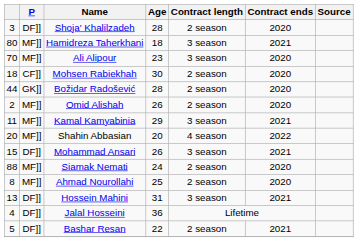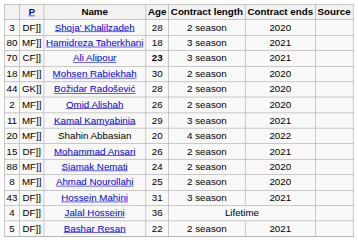(32, 58) MF]] -> (32, 58) CF]]
(157, 58) normal -> (157, 58) bold
(280, 58) 2020 -> (280, 58) 2021
(32, 74) CF]] -> (32, 74) MF]]
(207, 151) 3 season -> (207, 151) 2 season
(12, 197) 13 -> (12, 197) 43
